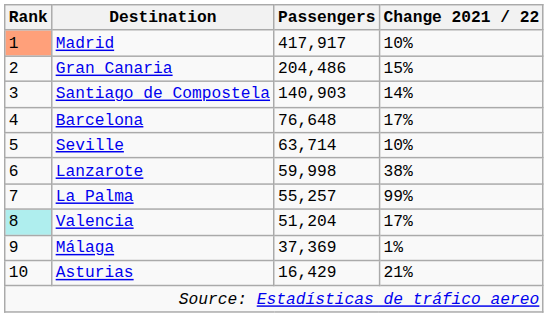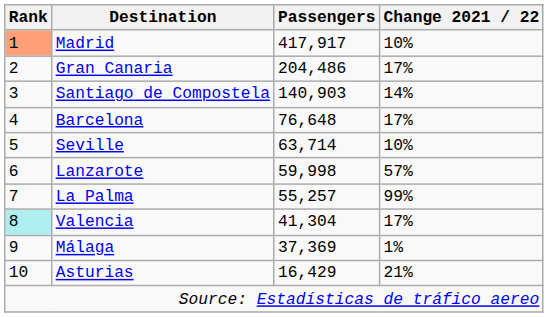(398, 69) 15% -> (398, 69) 17%
(398, 171) 38% -> (398, 171) 57%
(307, 222) 51,204 -> (307, 222) 41,304
